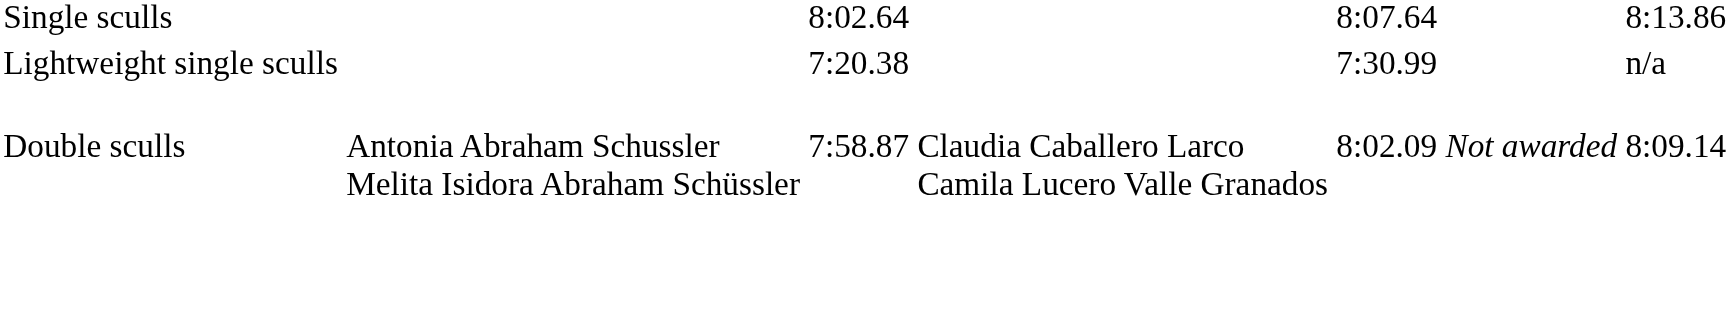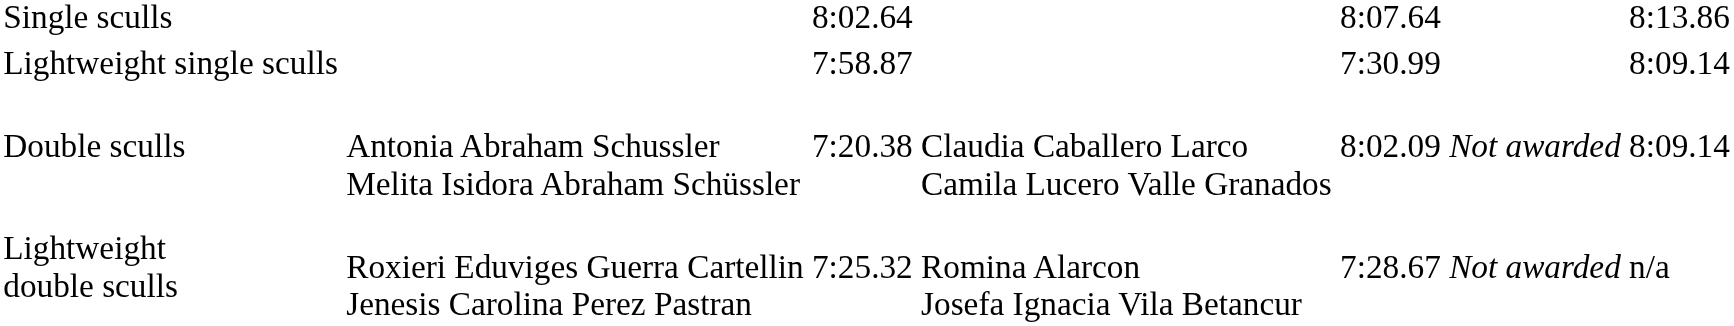(859, 63) 7:20.38 -> (862, 63) 7:58.87
(1646, 63) n/a -> (1680, 63) 8:09.14
(859, 146) 7:58.87 -> (862, 146) 7:20.38
+ row: (91, 267)
